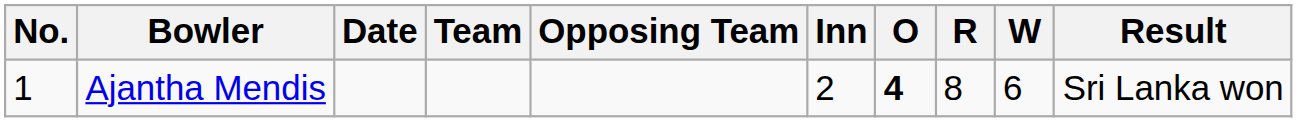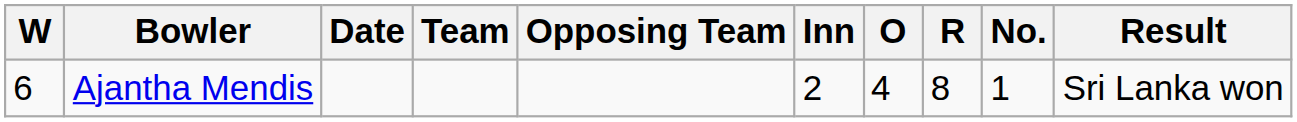columns swapped: (41, 32) <-> (1025, 32)
(893, 87) bold -> (881, 87) normal
